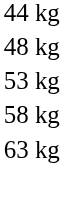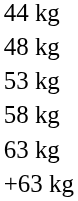+ row: (39, 184)
